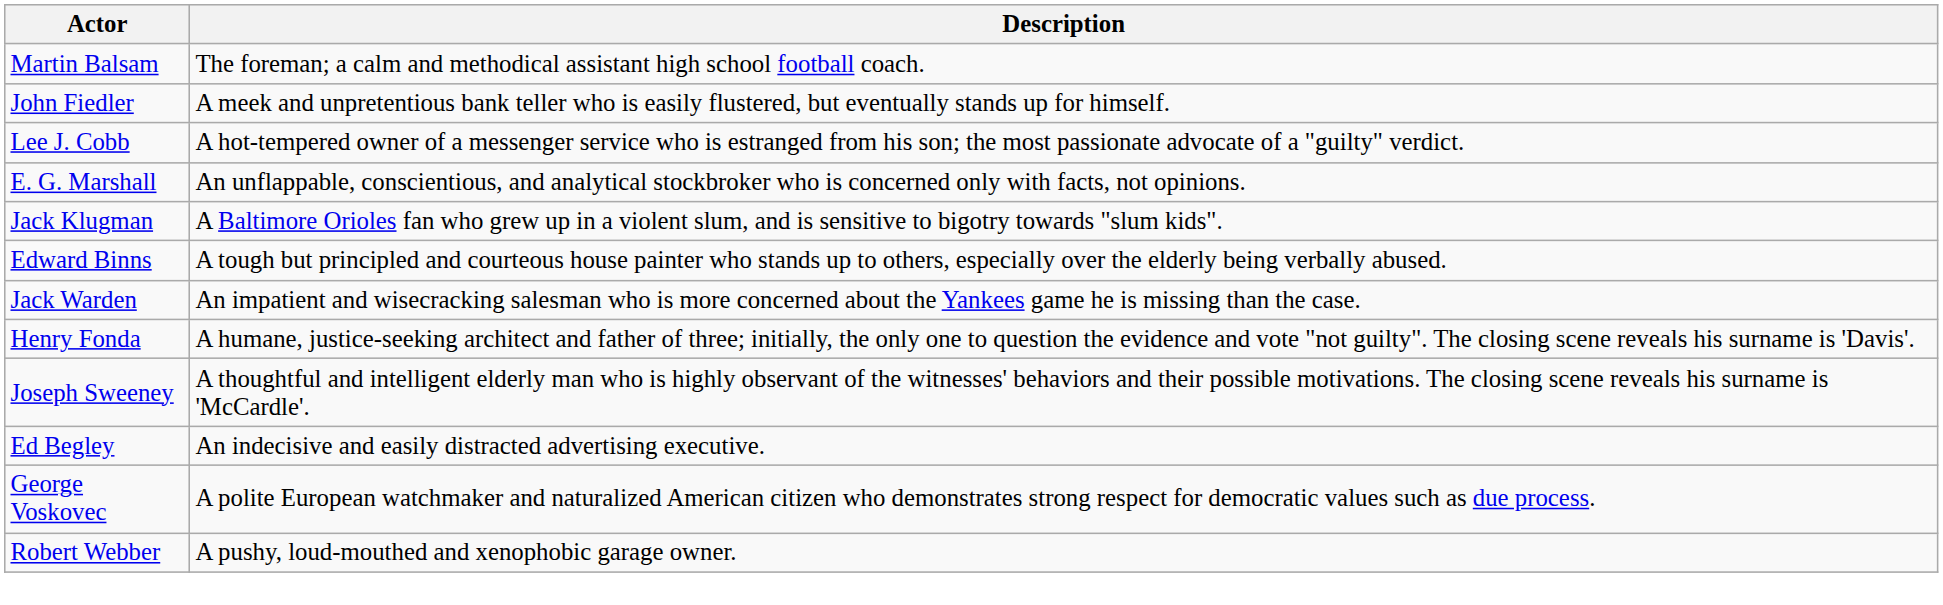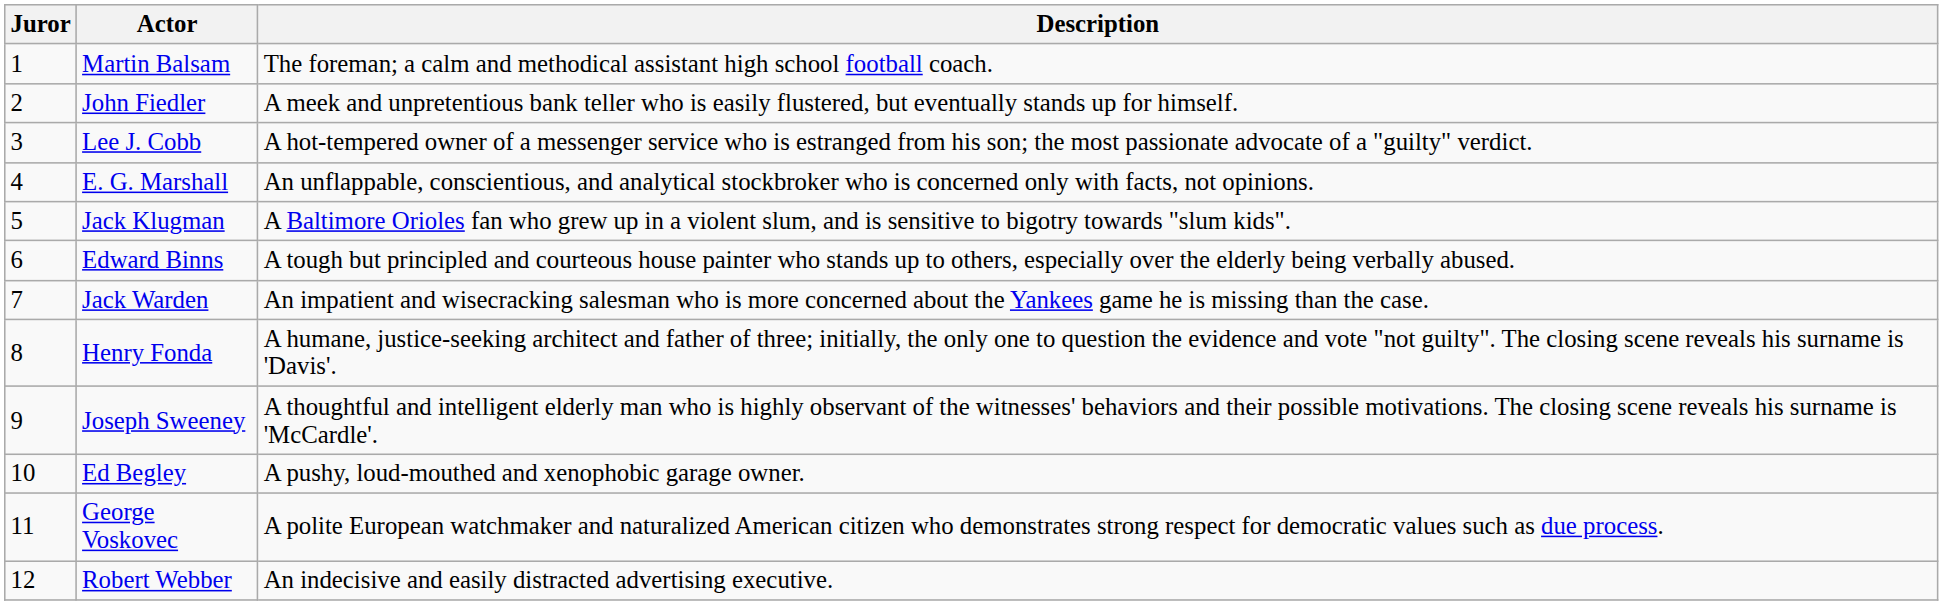+ column: (41, 24)
(480, 445) An indecisive and easily distracted advertising executive. -> (534, 473) A pushy, loud-mouthed and xenophobic garage owner.
(466, 551) A pushy, loud-mouthed and xenophobic garage owner. -> (548, 579) An indecisive and easily distracted advertising executive.
